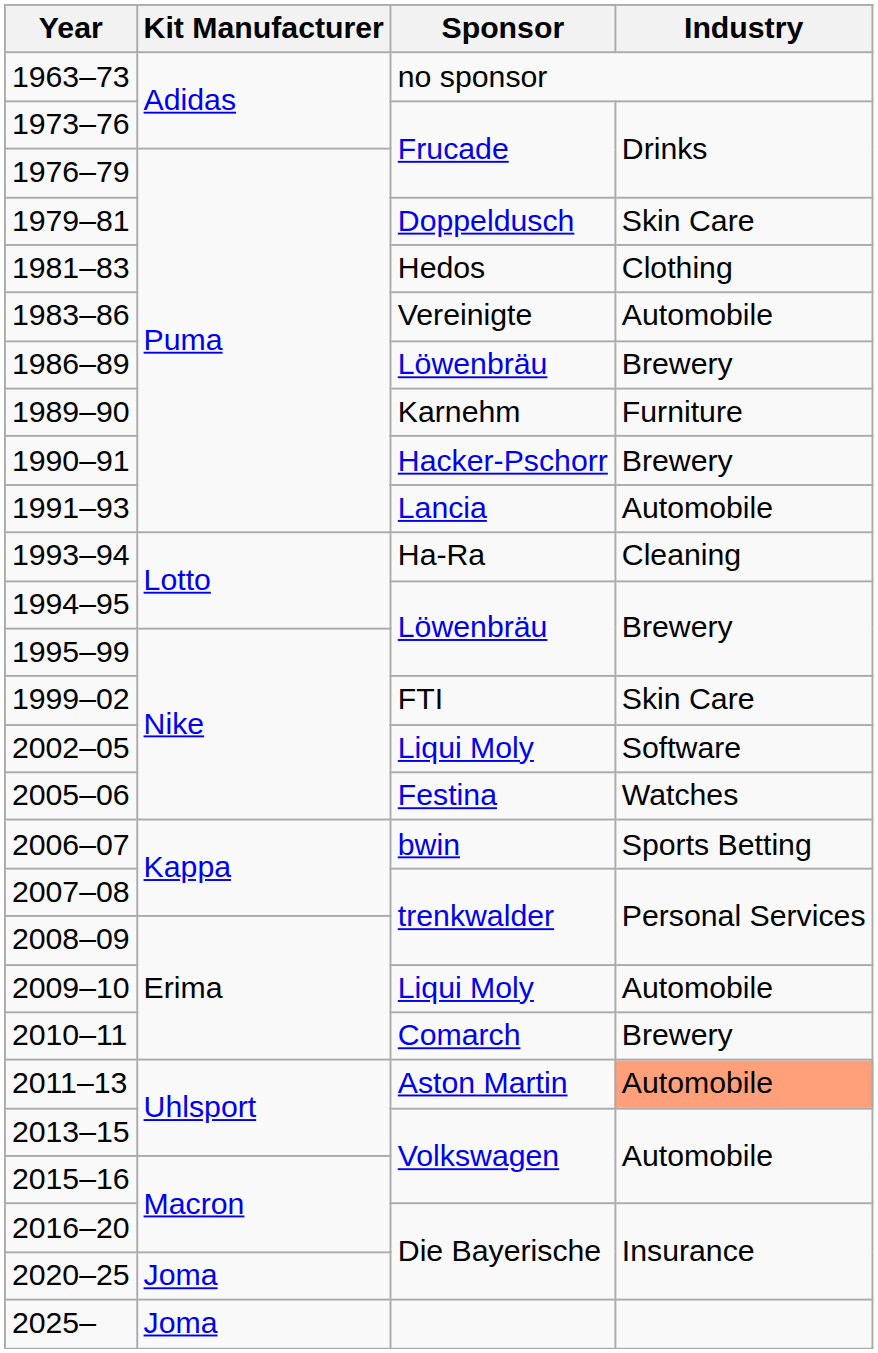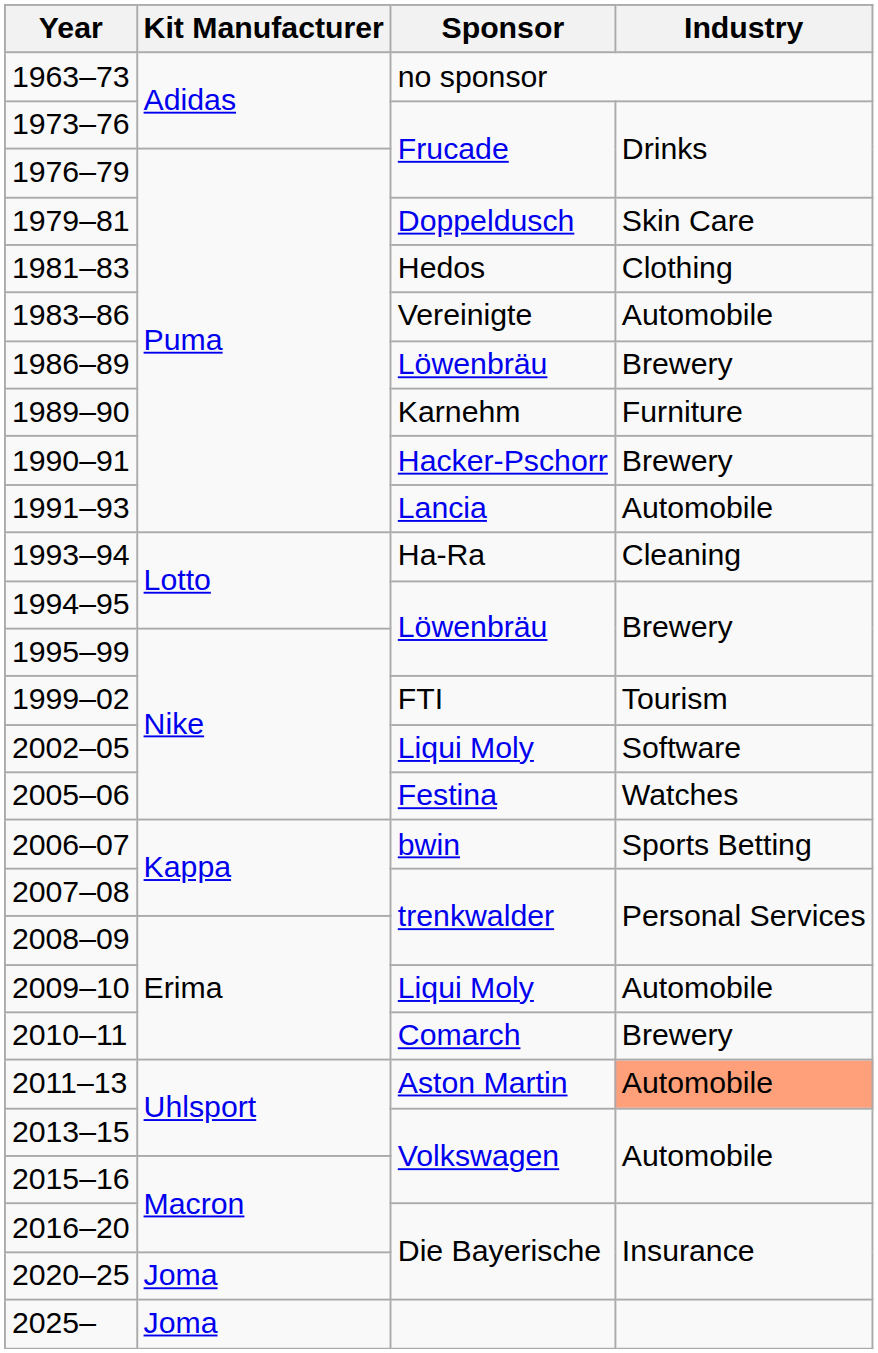(688, 699) Skin Care -> (675, 699) Tourism
